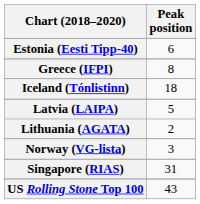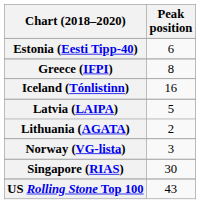(171, 88) 18 -> (171, 88) 16
(171, 169) 31 -> (171, 169) 30
